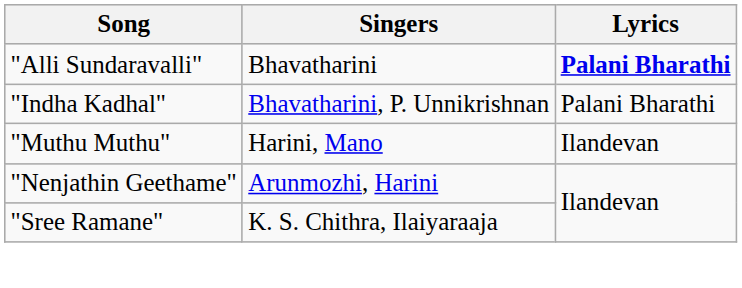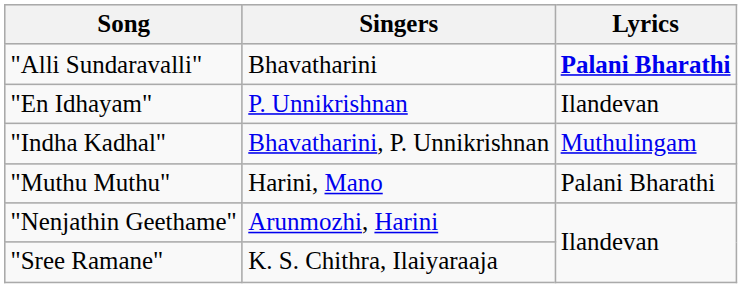+ row: (81, 103)
(638, 103) Palani Bharathi -> (629, 143) Muthulingam
(610, 143) Ilandevan -> (638, 182) Palani Bharathi
